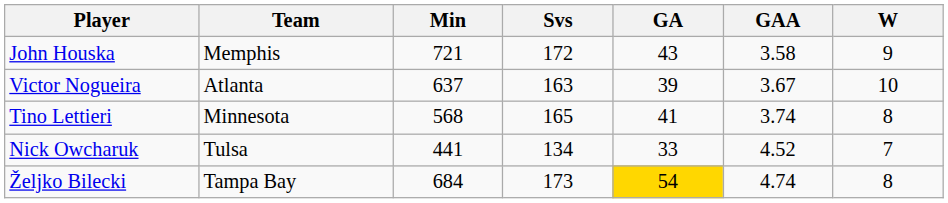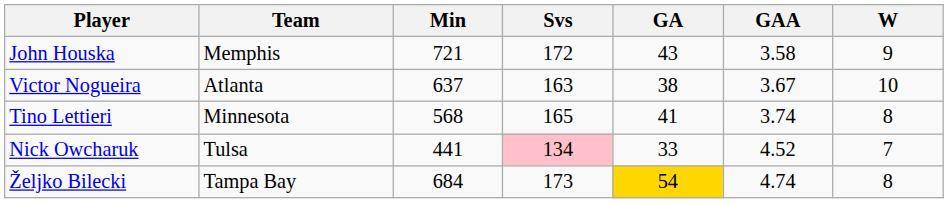(668, 85) 39 -> (668, 85) 38
(558, 149) no background -> (558, 149) pink background
